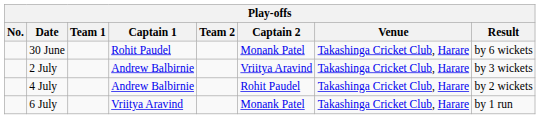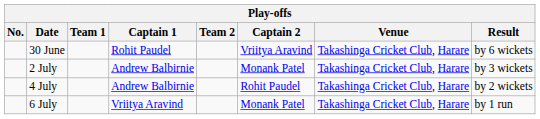(273, 50) Monank Patel -> (276, 50) Vriitya Aravind
(276, 68) Vriitya Aravind -> (273, 68) Monank Patel
